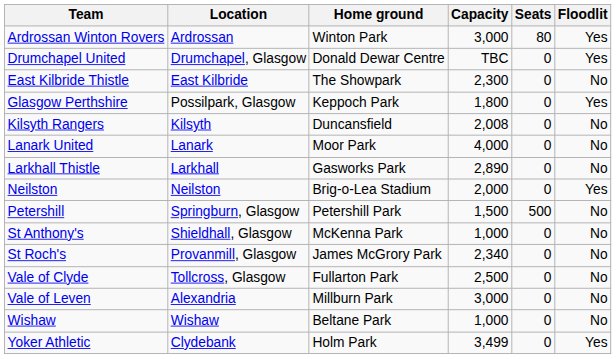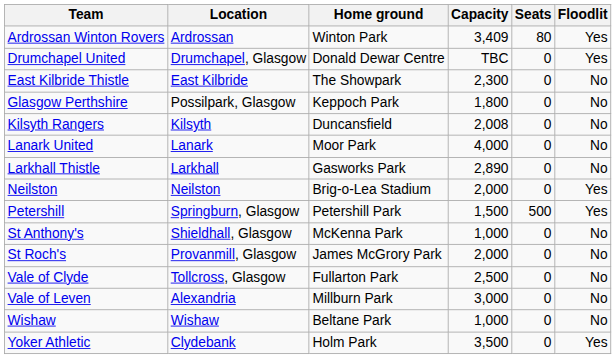(491, 37) 3,000 -> (491, 37) 3,409
(596, 102) Yes -> (599, 102) No
(599, 211) No -> (596, 211) Yes
(491, 255) 2,340 -> (491, 255) 2,000
(491, 342) 3,499 -> (491, 342) 3,500
